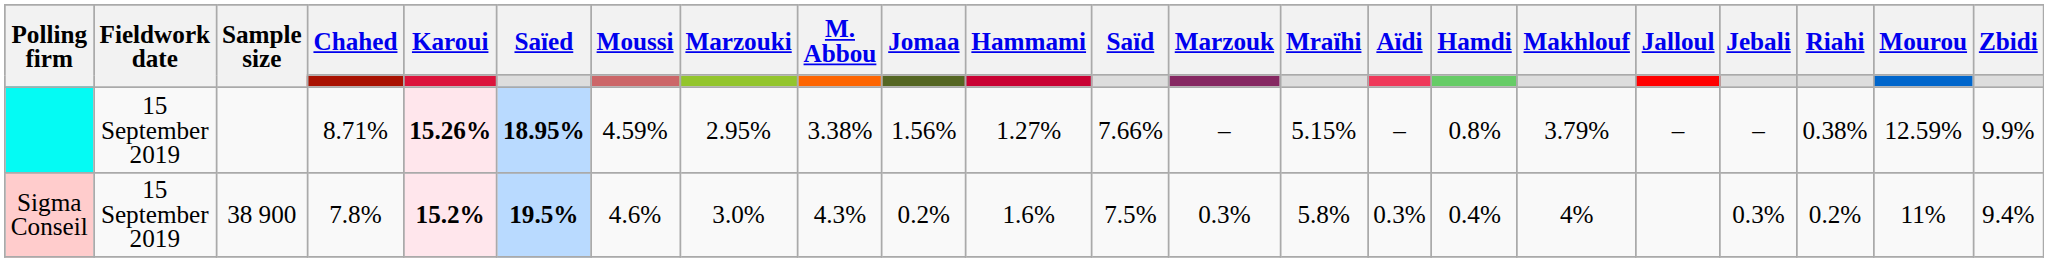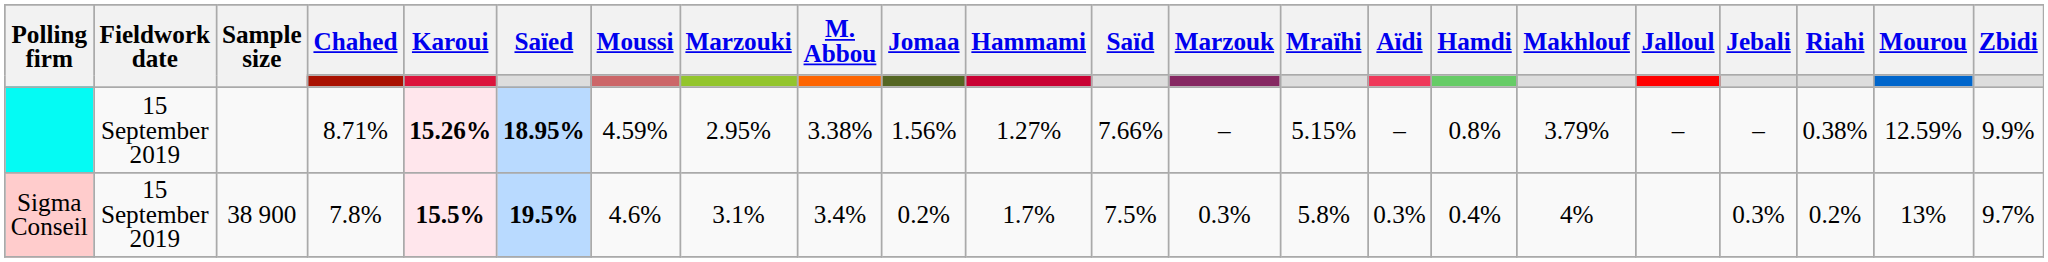(450, 215) 15.2% -> (450, 215) 15.5%
(739, 215) 3.0% -> (739, 215) 3.1%
(840, 215) 4.3% -> (840, 215) 3.4%
(1029, 215) 1.6% -> (1029, 215) 1.7%
(1923, 215) 11% -> (1923, 215) 13%
(2008, 215) 9.4% -> (2008, 215) 9.7%
